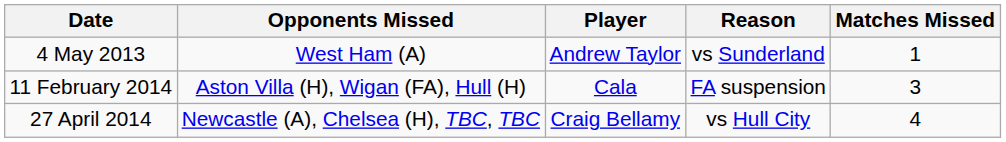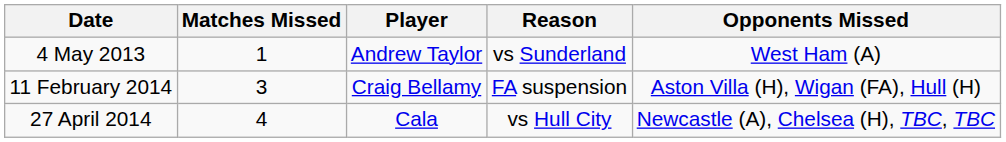columns swapped: (915, 20) <-> (361, 20)
(615, 86) Cala -> (417, 86) Craig Bellamy
(615, 119) Craig Bellamy -> (417, 119) Cala
